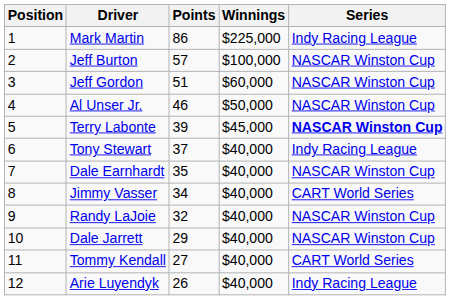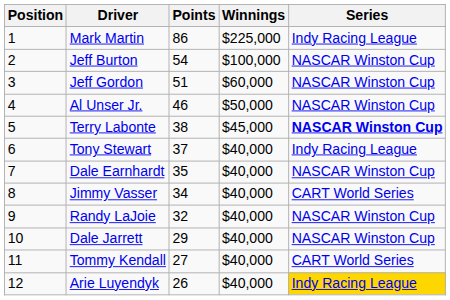(180, 60) 57 -> (180, 60) 54
(180, 127) 39 -> (180, 127) 38
(354, 283) no background -> (354, 283) gold background
